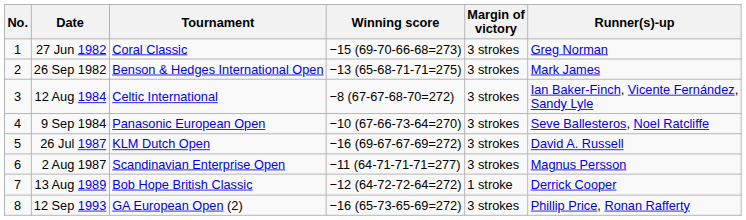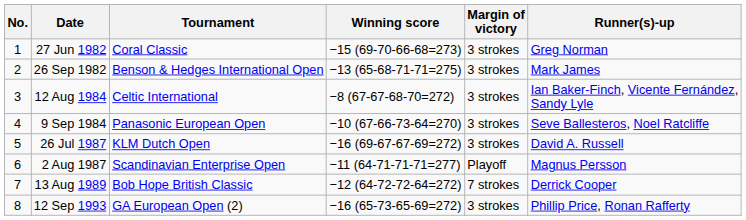(493, 165) 3 strokes -> (487, 165) Playoff
(490, 185) 1 stroke -> (493, 185) 7 strokes
